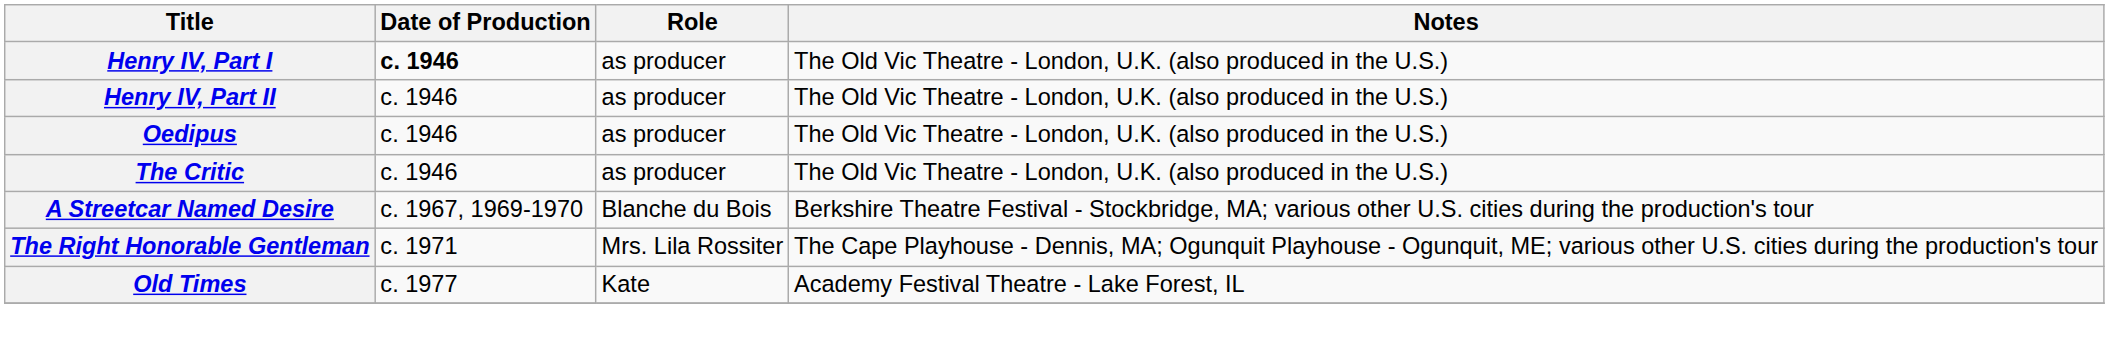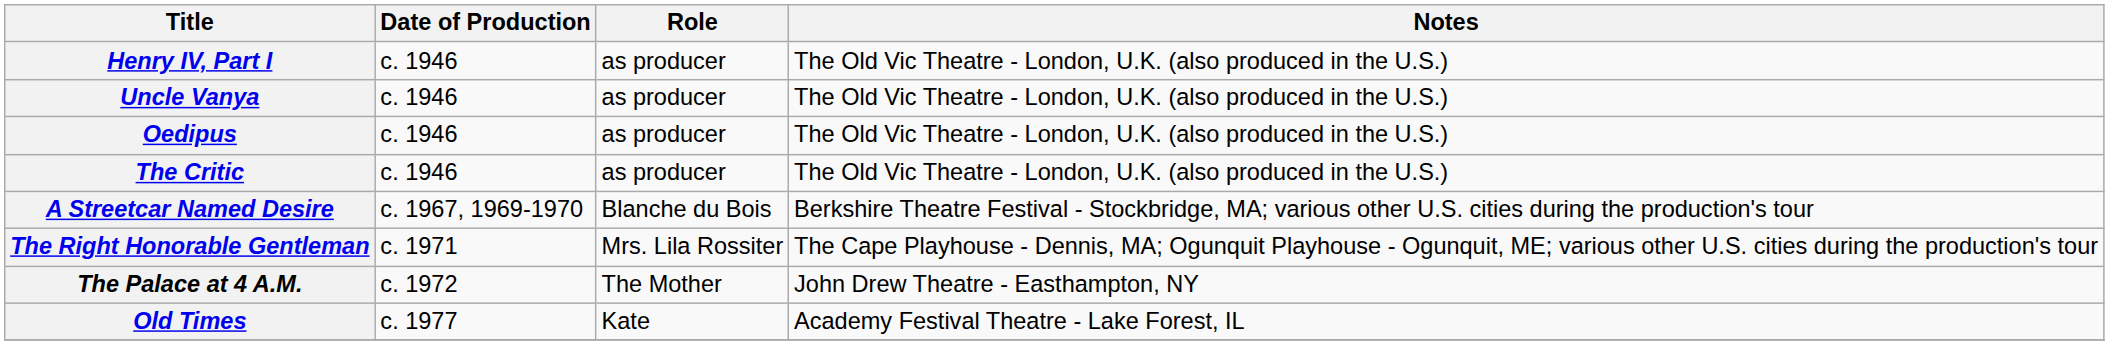(420, 60) bold -> (419, 60) normal
- row: (190, 97)
+ row: (190, 97)
+ row: (190, 284)
